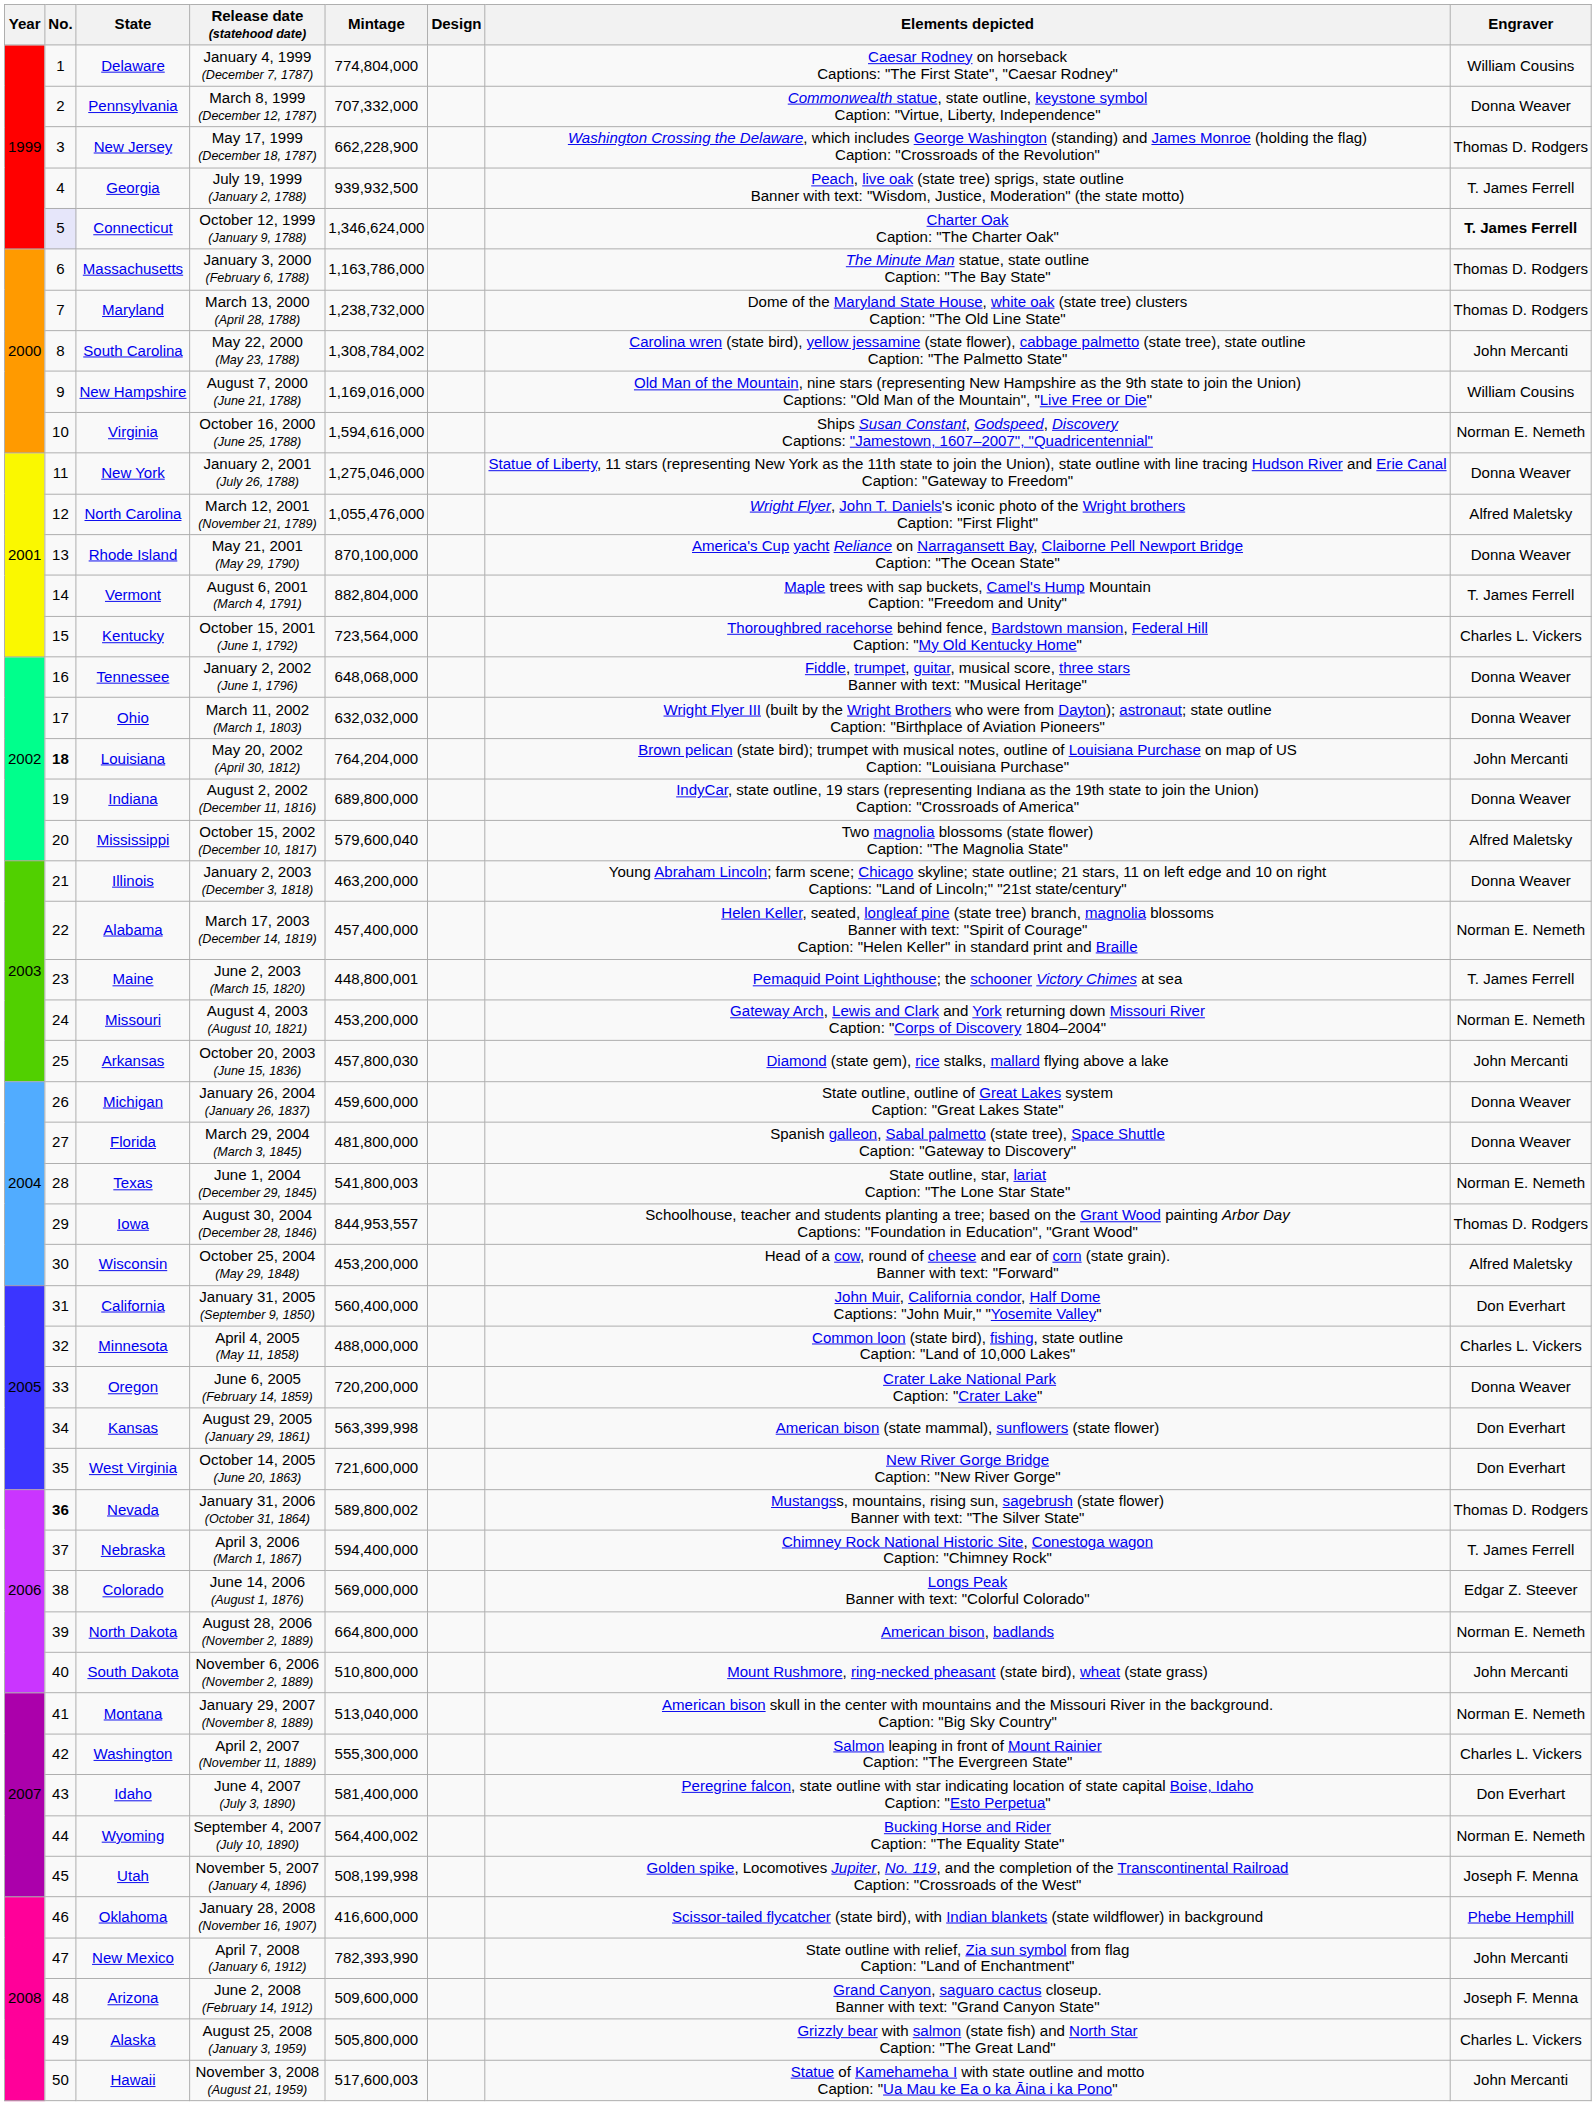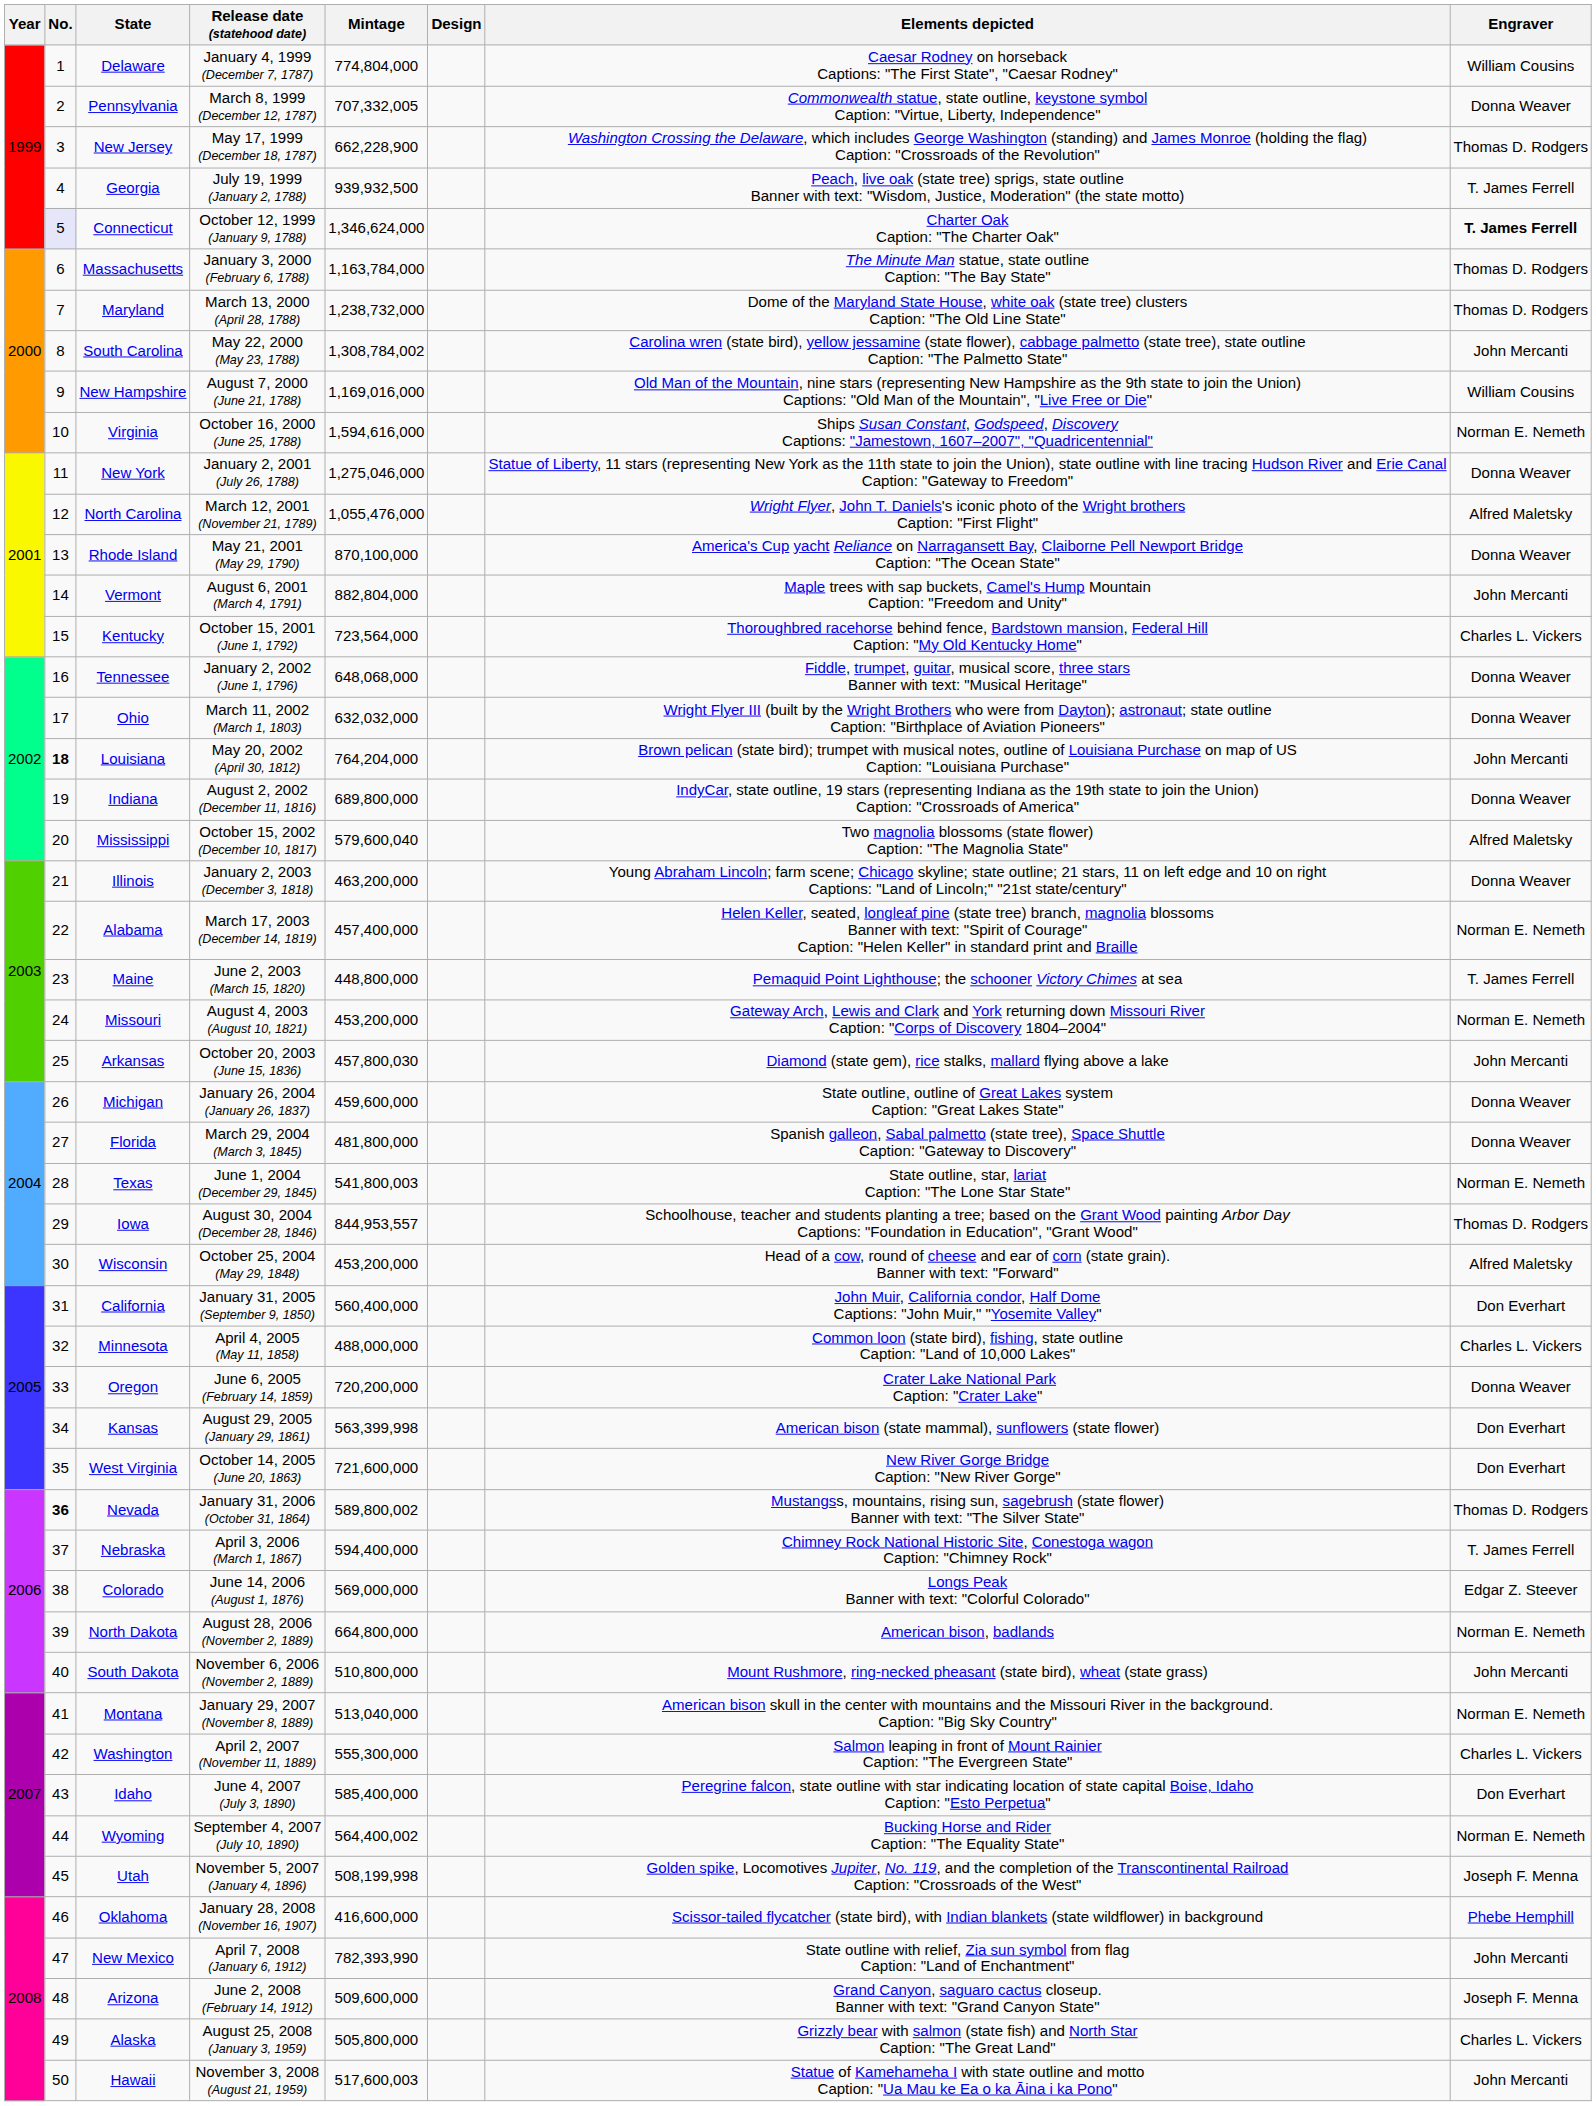(376, 106) 707,332,000 -> (376, 106) 707,332,005
(376, 269) 1,163,786,000 -> (376, 269) 1,163,784,000
(1521, 595) T. James Ferrell -> (1521, 595) John Mercanti
(376, 979) 448,800,001 -> (376, 979) 448,800,000
(376, 1795) 581,400,000 -> (376, 1795) 585,400,000
